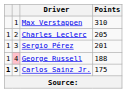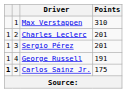(101, 34) 205 -> (101, 34) 201
(16, 58) pink background -> (16, 58) no background
(101, 58) 188 -> (101, 58) 191
